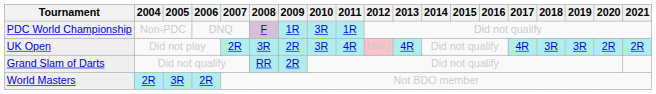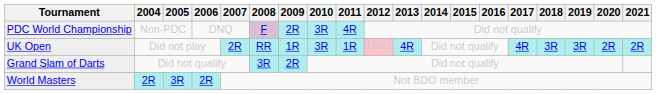(293, 30) 1R -> (293, 30) 2R
(350, 30) 1R -> (350, 30) 4R
(264, 47) 3R -> (264, 47) RR
(293, 47) 2R -> (293, 47) 1R
(350, 47) 4R -> (350, 47) 1R
(264, 64) RR -> (264, 64) 3R
